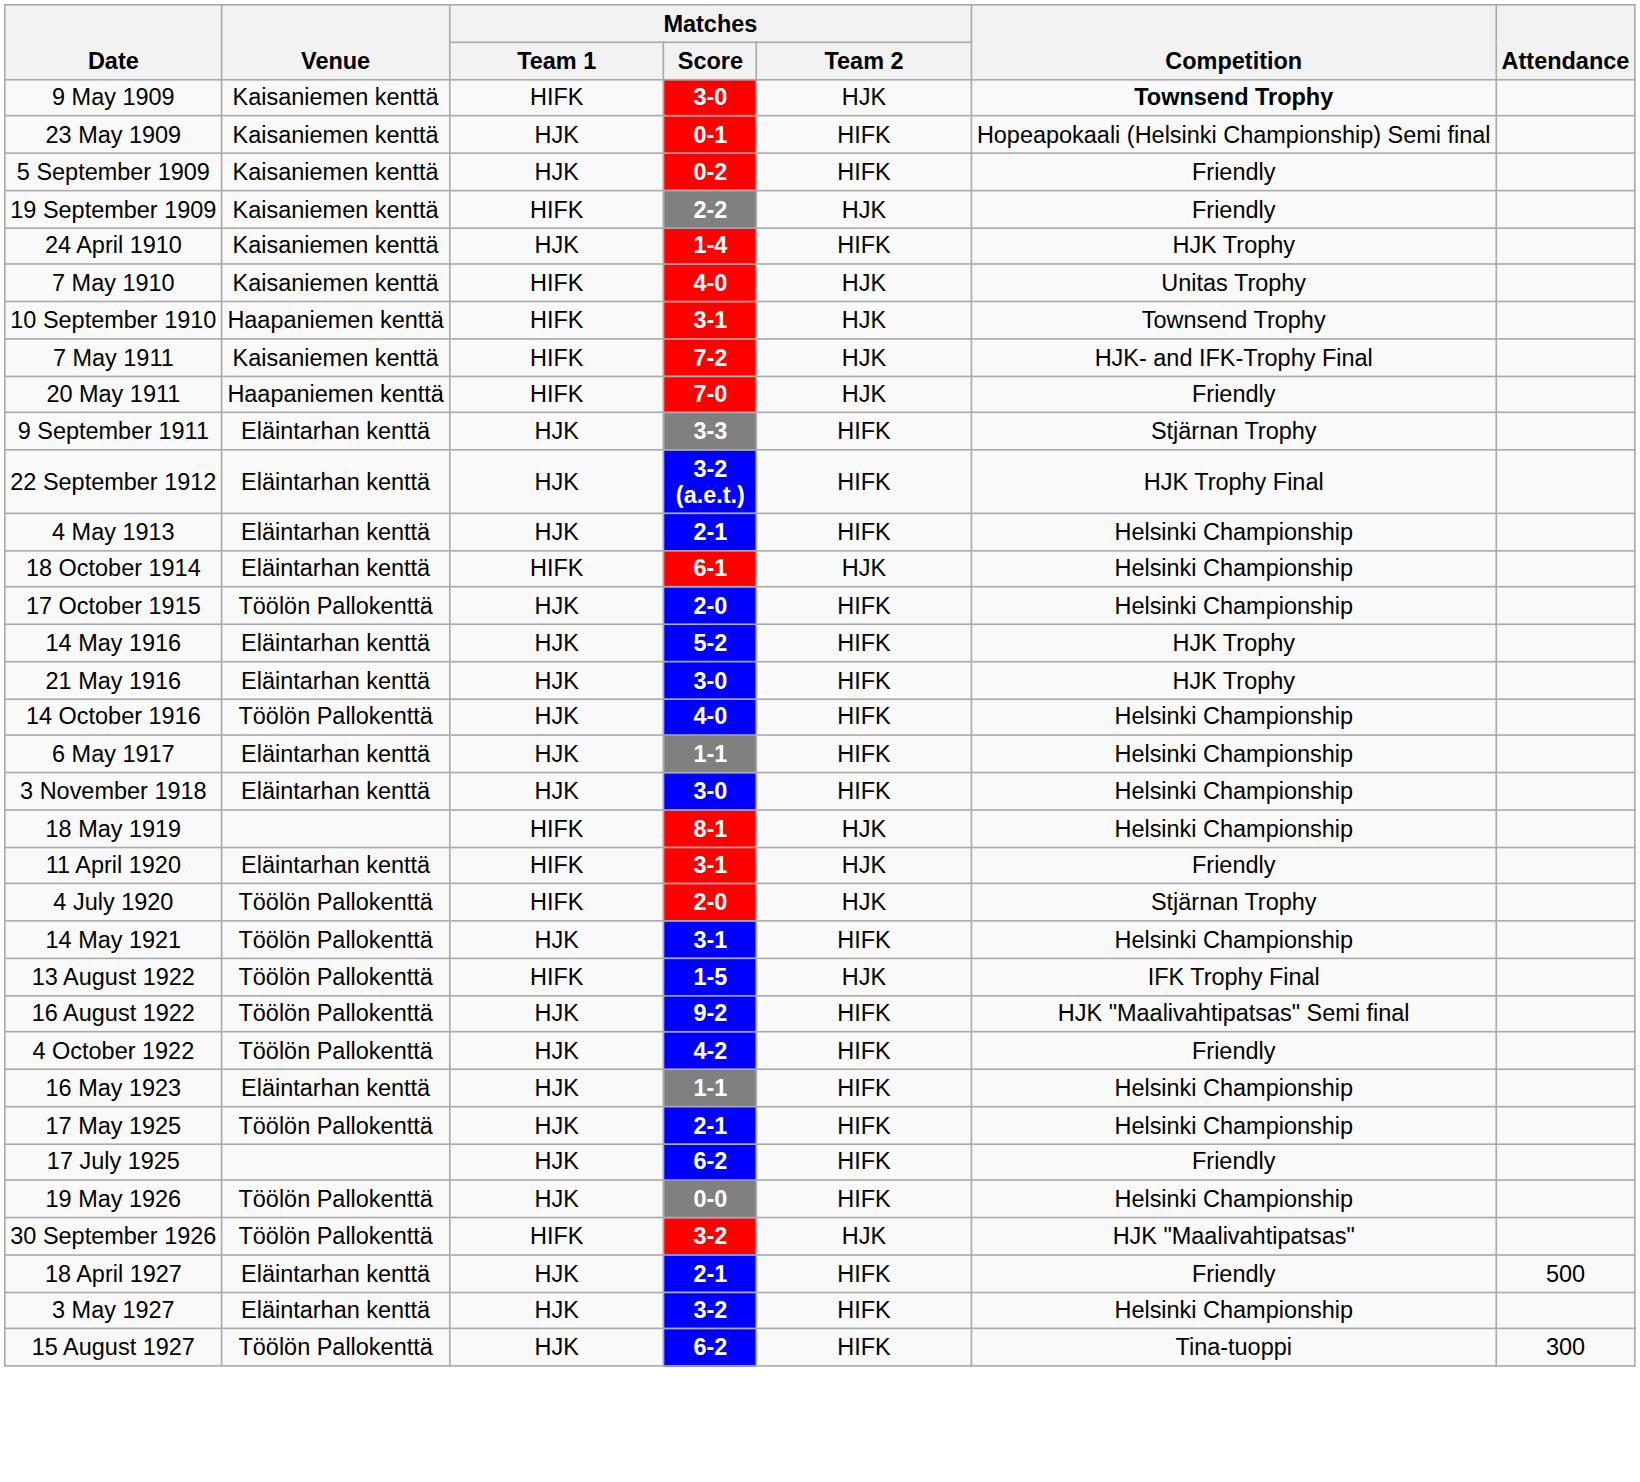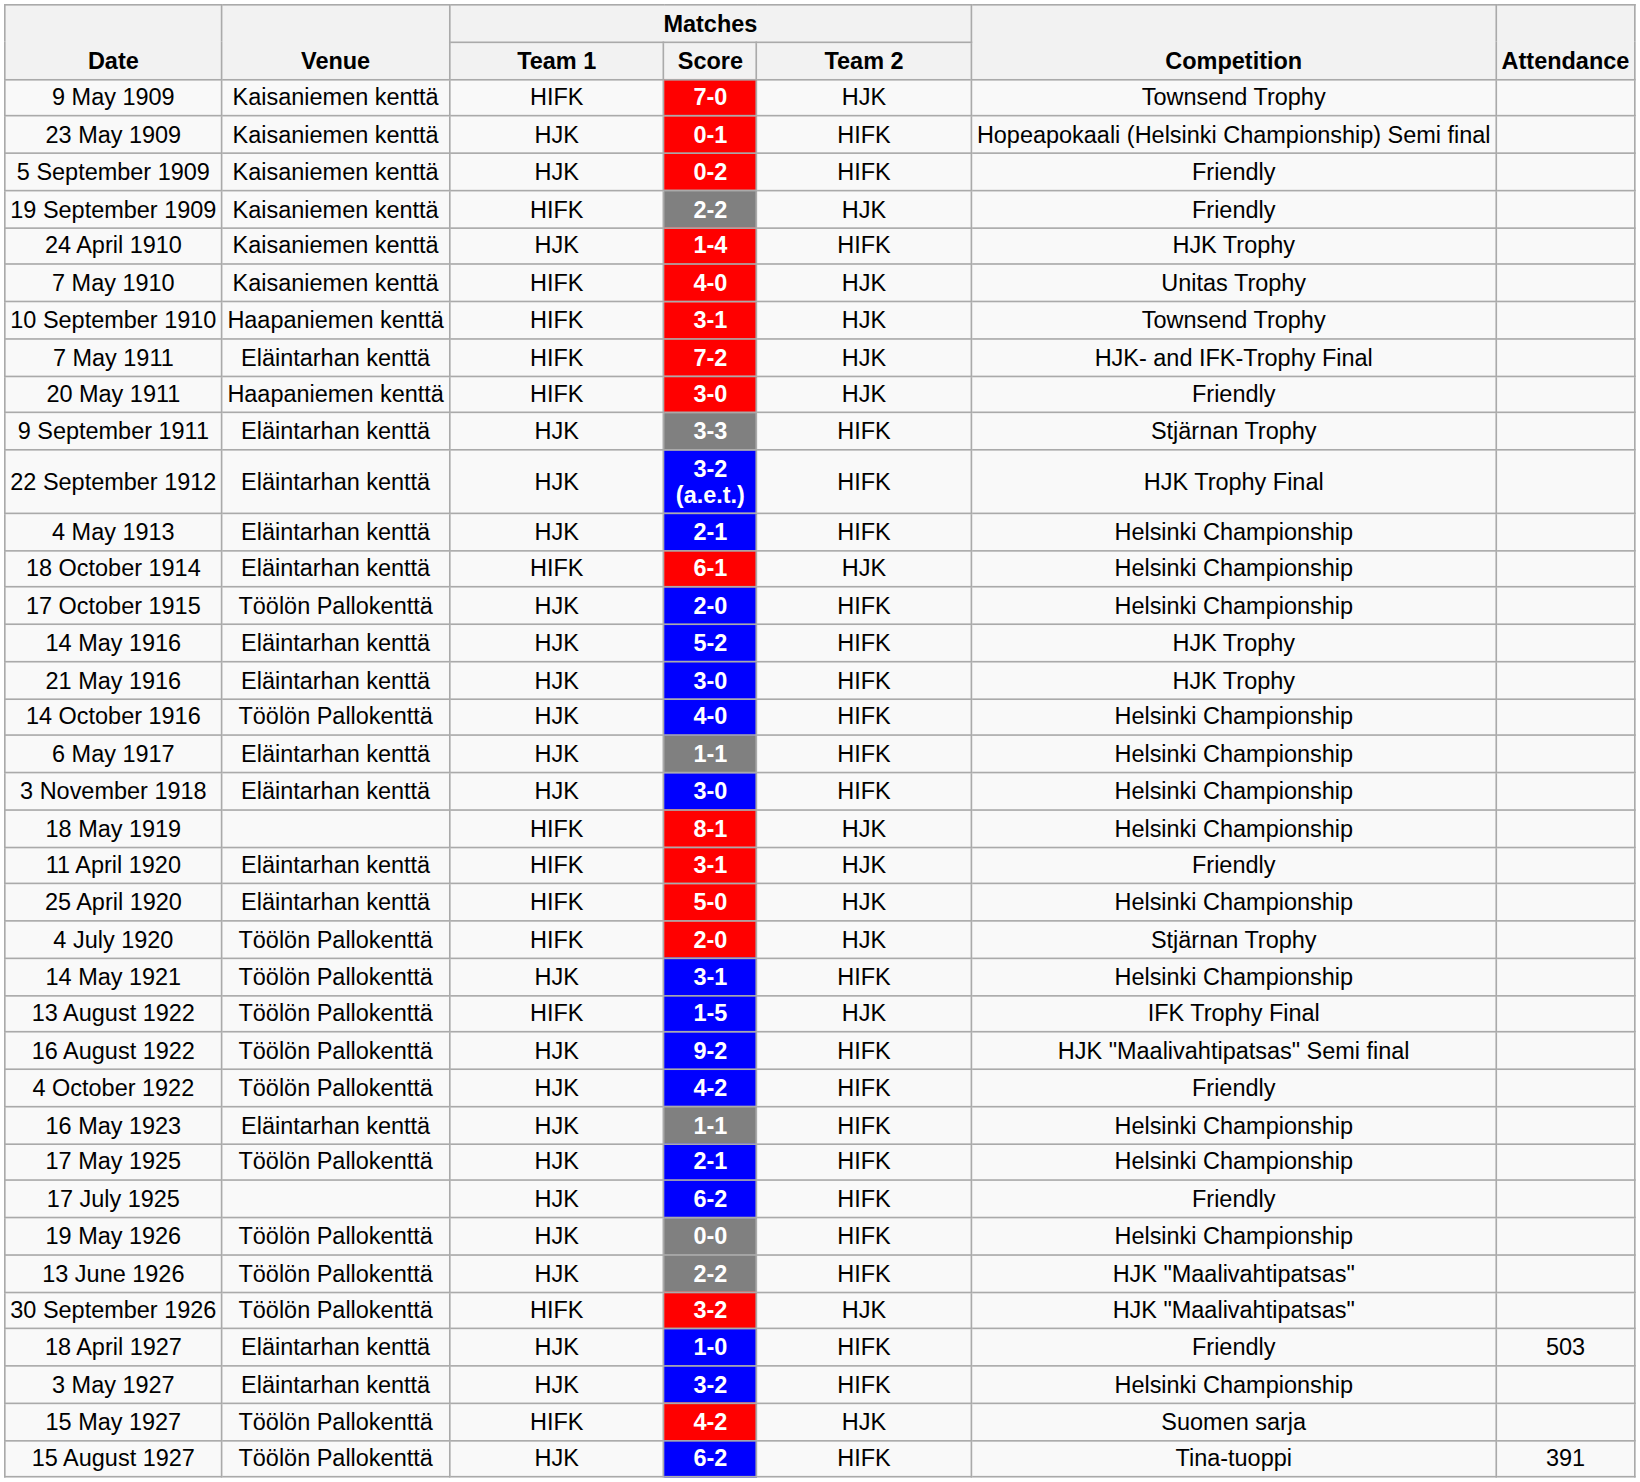(710, 98) 3-0 -> (710, 98) 7-0
(1234, 98) bold -> (1234, 98) normal
(336, 357) Kaisaniemen kenttä -> (336, 357) Eläintarhan kenttä
(710, 395) 7-0 -> (710, 395) 3-0
+ row: (113, 903)
+ row: (113, 1274)
(710, 1274) 2-1 -> (710, 1348) 1-0
(1565, 1274) 500 -> (1565, 1348) 503
+ row: (113, 1422)
(1565, 1348) 300 -> (1565, 1459) 391
